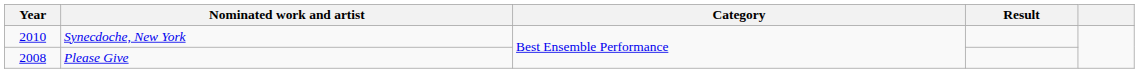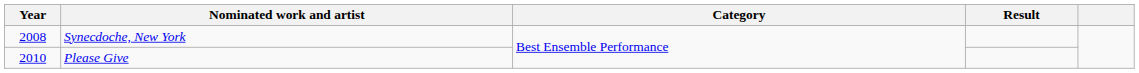(33, 36) 2010 -> (33, 36) 2008
(33, 57) 2008 -> (33, 57) 2010
